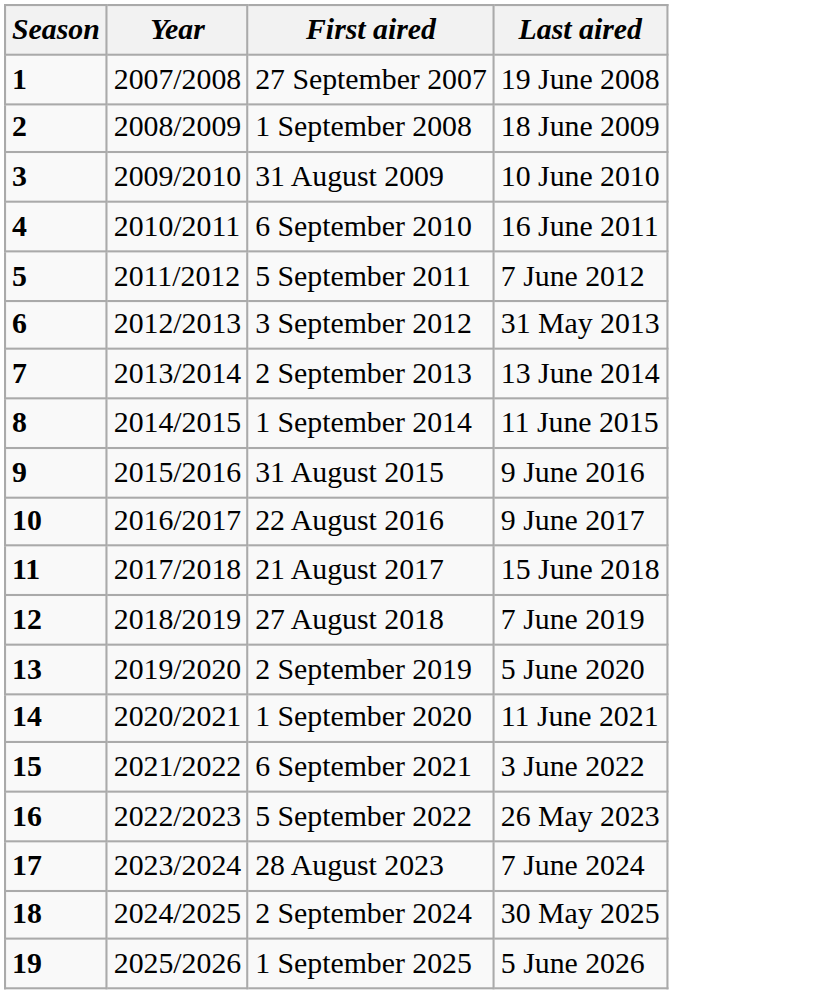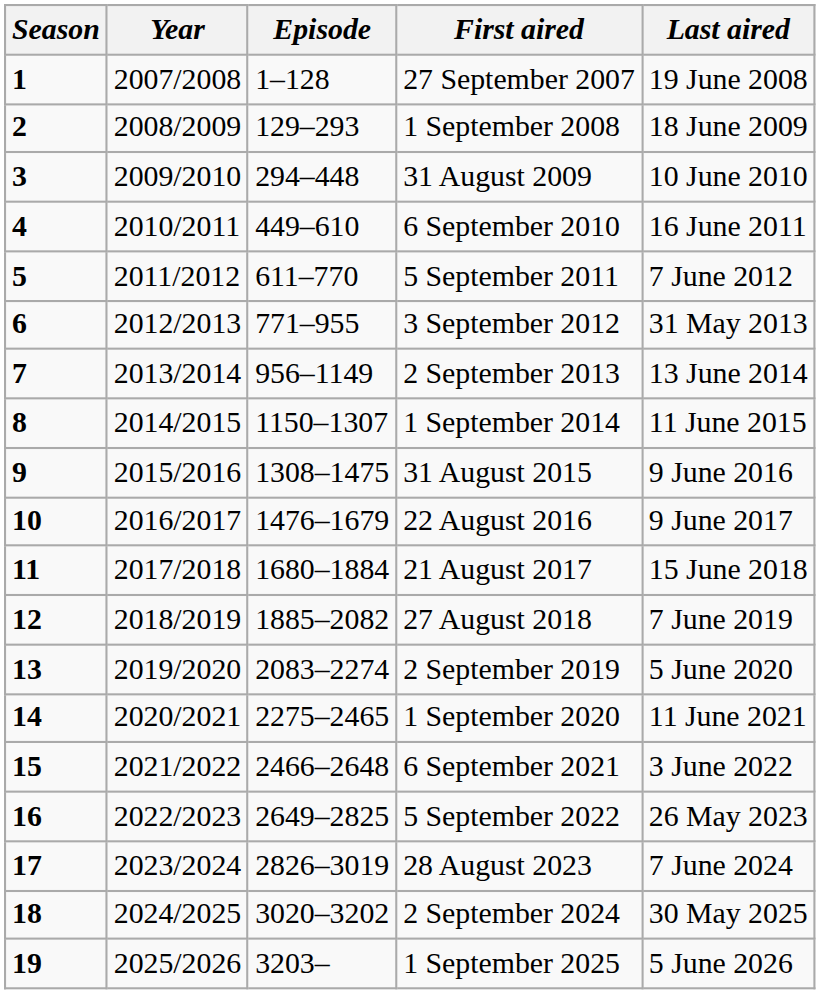+ column: (322, 29)
